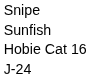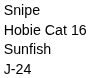rows swapped: (27, 30) <-> (45, 49)
